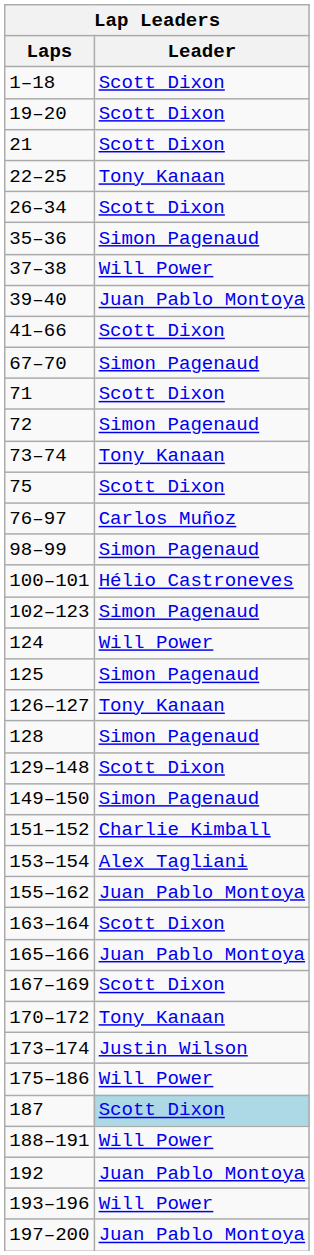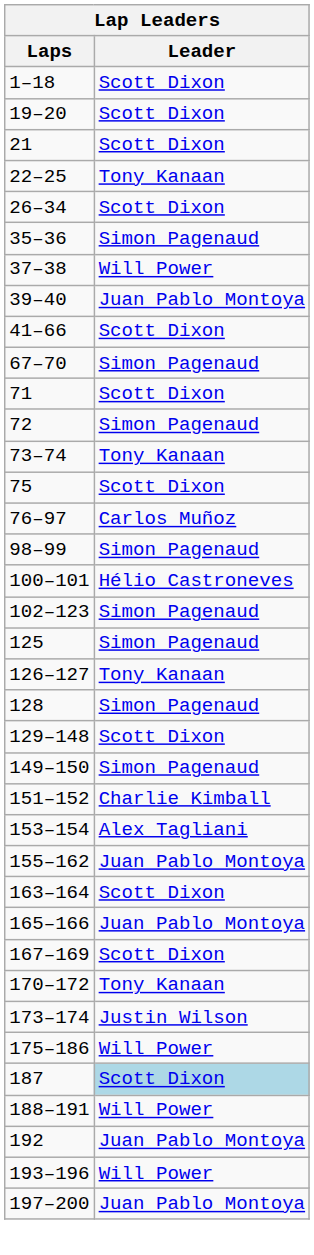- row: (26, 643)
